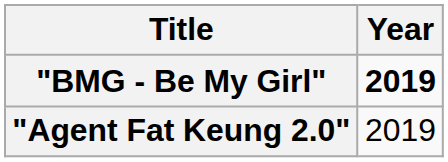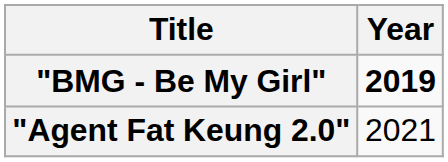(400, 130) 2019 -> (400, 130) 2021
